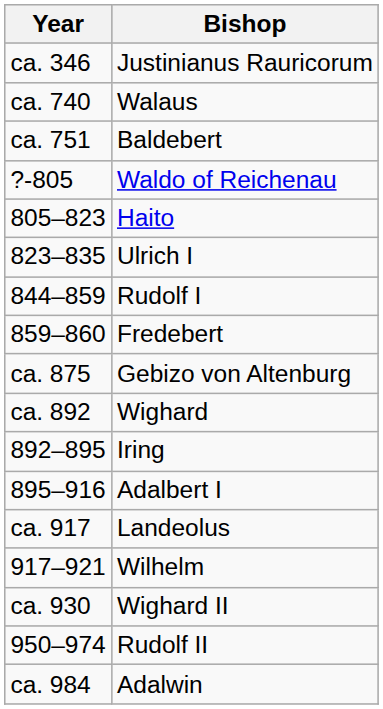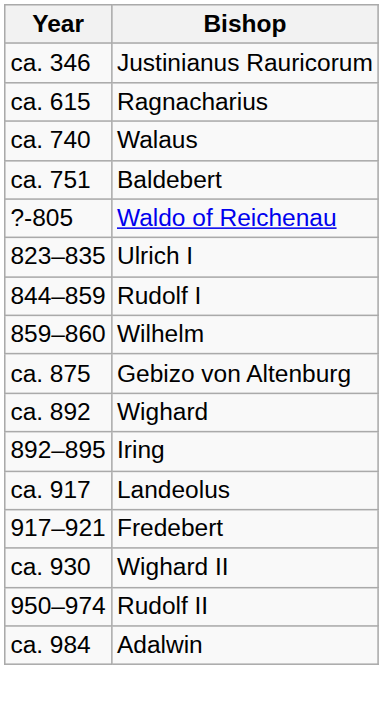+ row: (51, 101)
- row: (58, 218)
(170, 334) Fredebert -> (161, 334) Wilhelm
- row: (58, 489)
(161, 567) Wilhelm -> (170, 528) Fredebert
